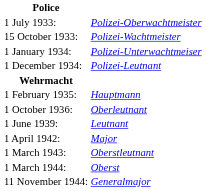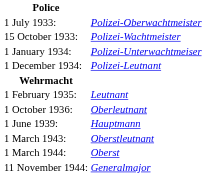(116, 95) Hauptmann -> (109, 95) Leutnant
(109, 124) Leutnant -> (116, 124) Hauptmann
- row: (32, 138)
